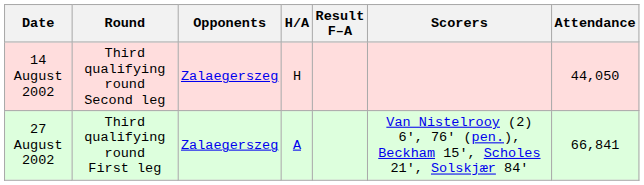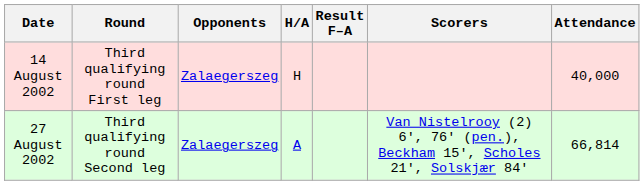(125, 77) Third qualifying round Second leg -> (125, 77) Third qualifying round First leg
(595, 77) 44,050 -> (595, 77) 40,000
(125, 145) Third qualifying round First leg -> (125, 145) Third qualifying round Second leg
(595, 145) 66,841 -> (595, 145) 66,814
